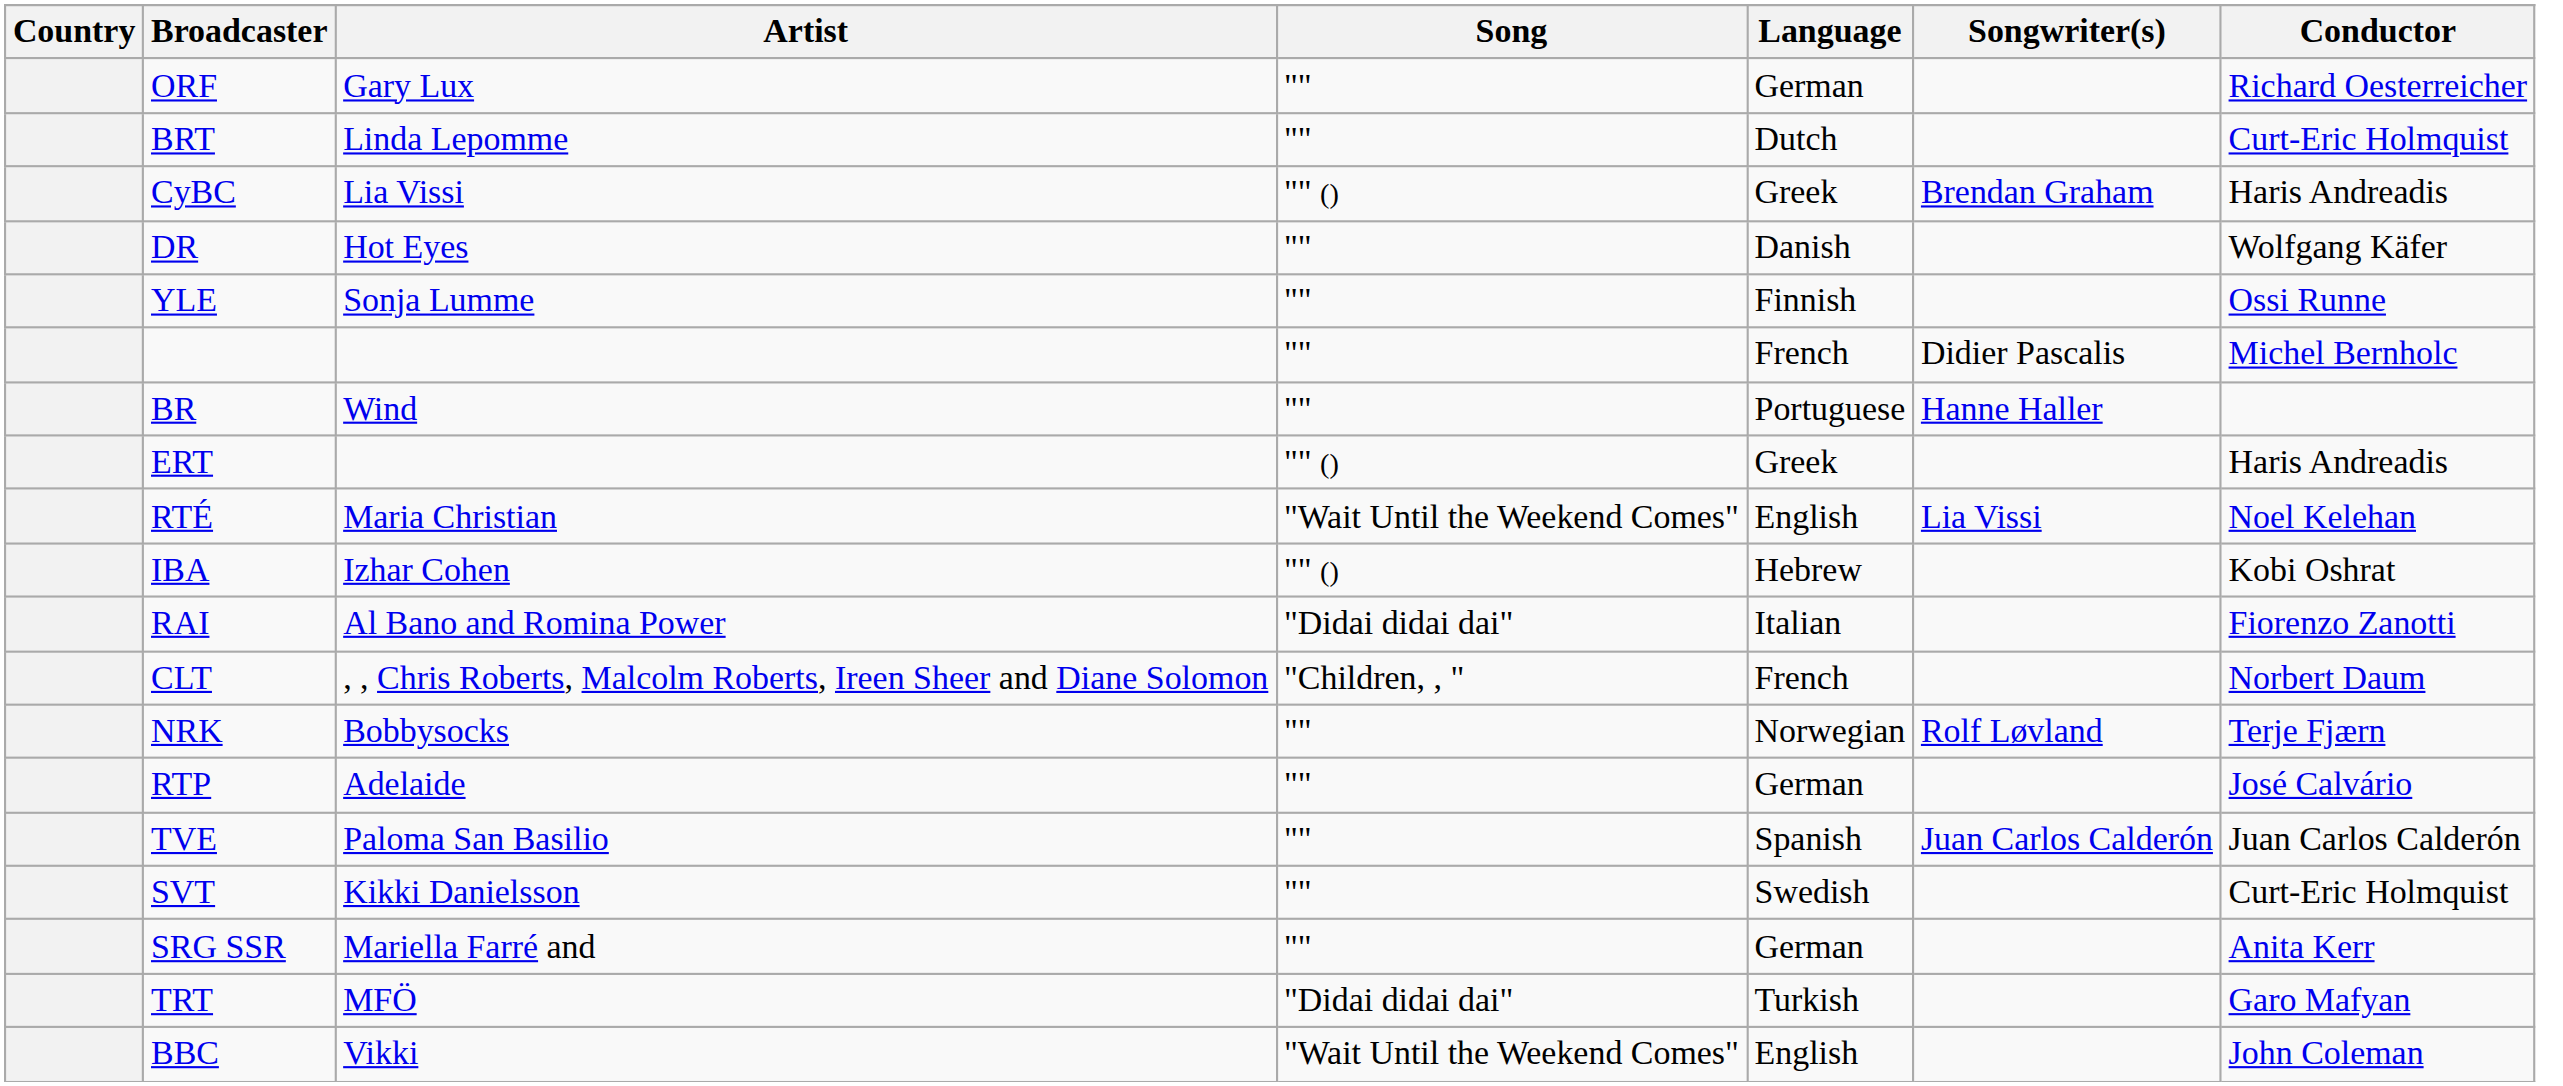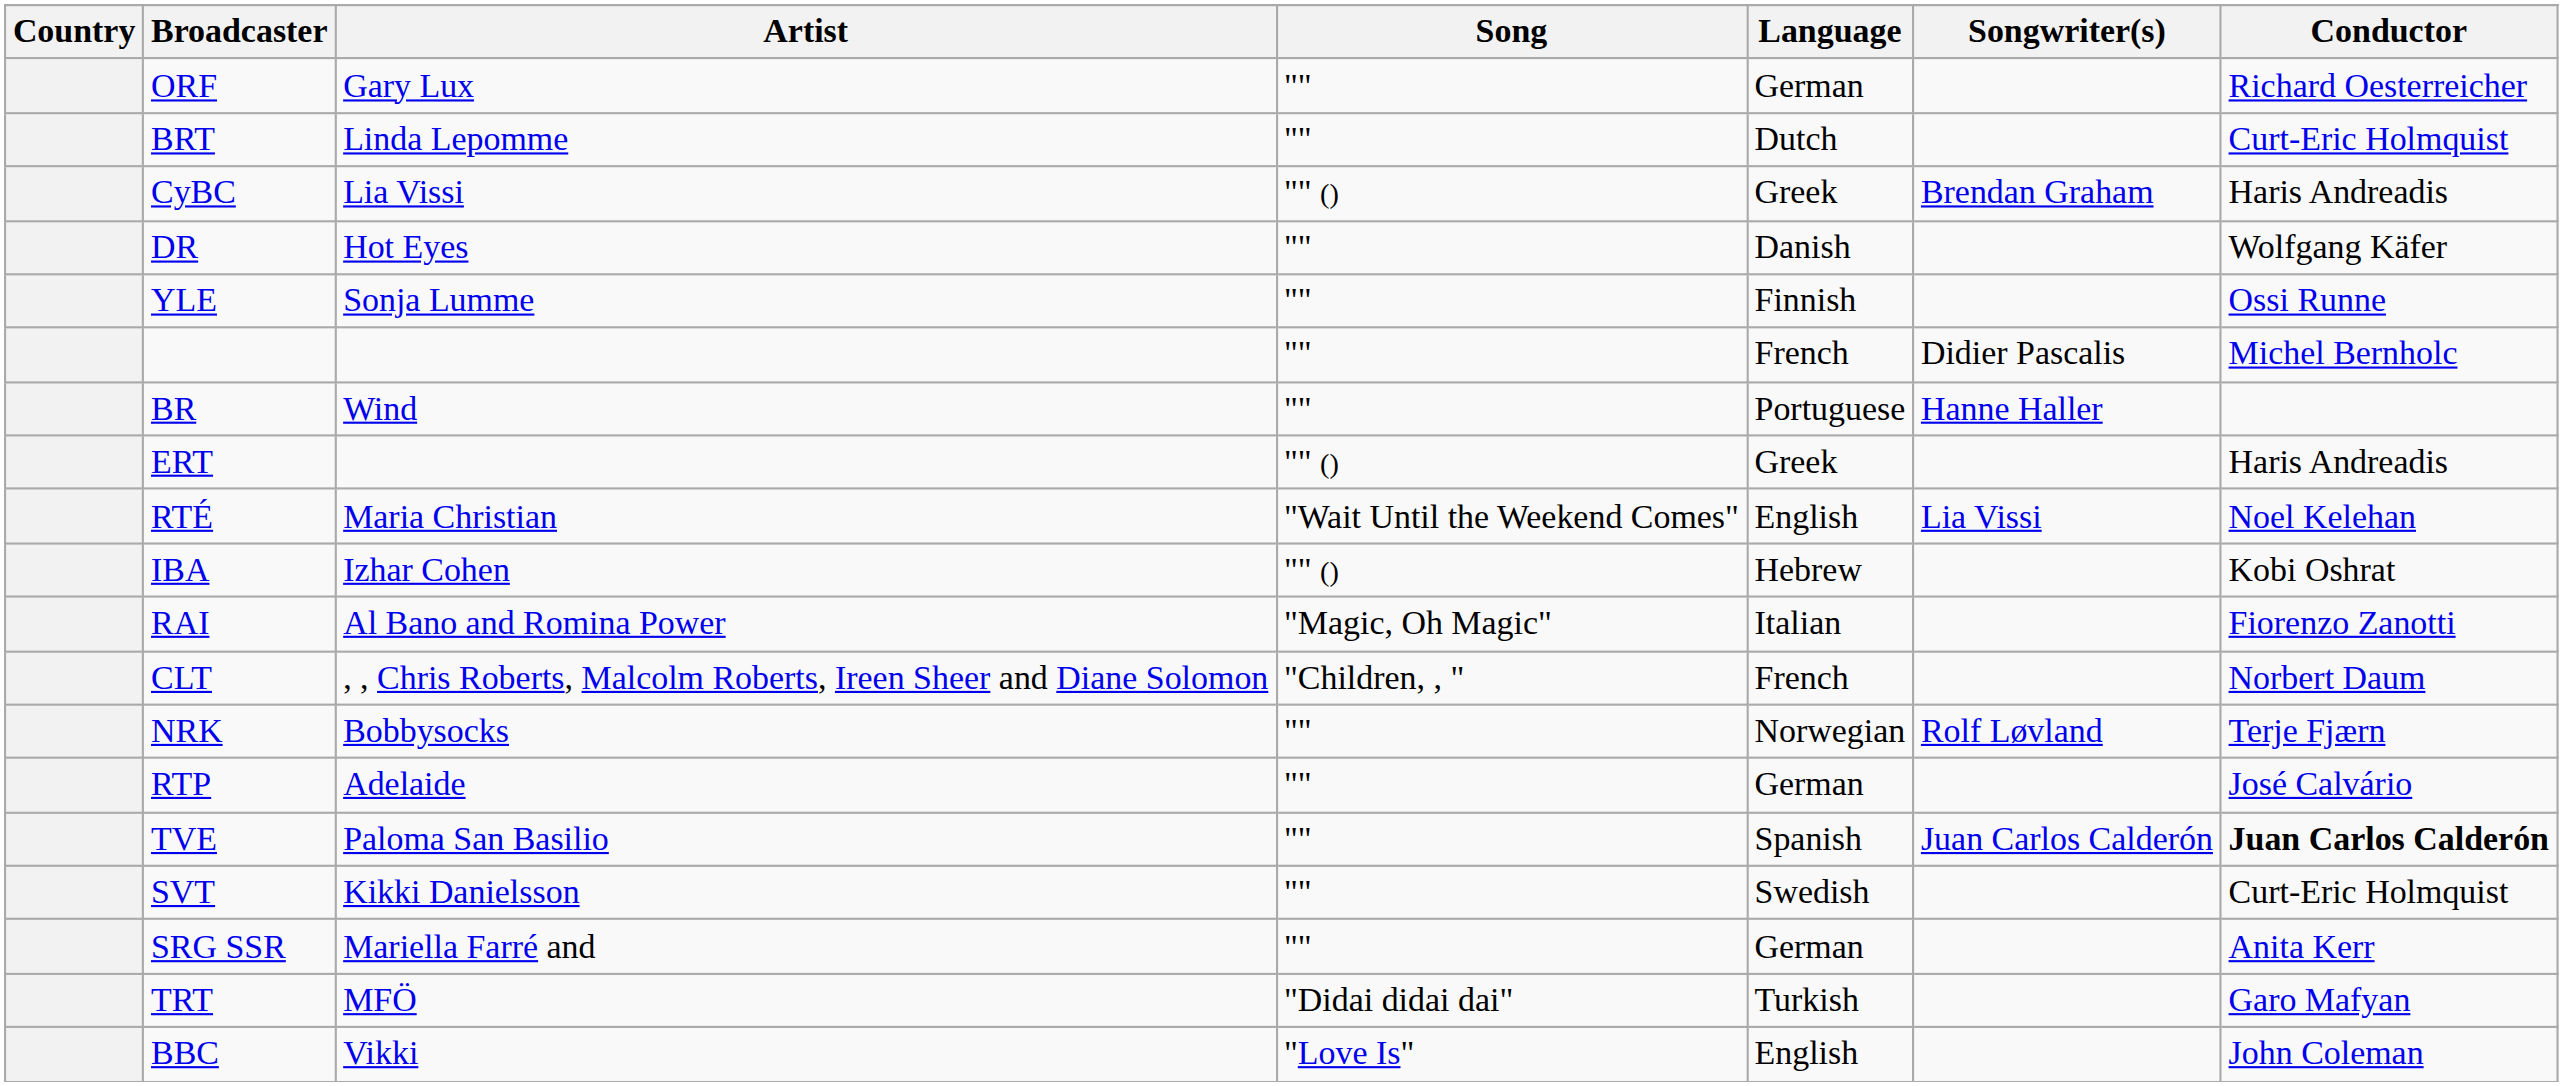(1399, 623) "Didai didai dai" -> (1418, 623) "Magic, Oh Magic"
(2375, 838) normal -> (2389, 838) bold
(1511, 1053) "Wait Until the Weekend Comes" -> (1349, 1053) "Love Is"
